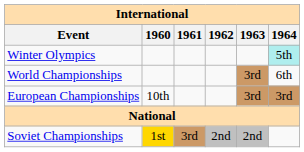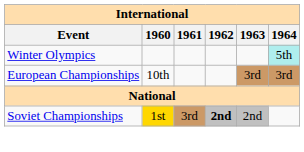- row: (65, 75)
(221, 136) normal -> (221, 116) bold
